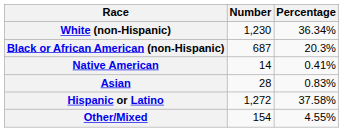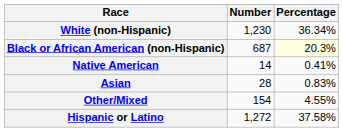(320, 48) no background -> (320, 48) lightyellow background
rows swapped: (116, 118) <-> (116, 100)
